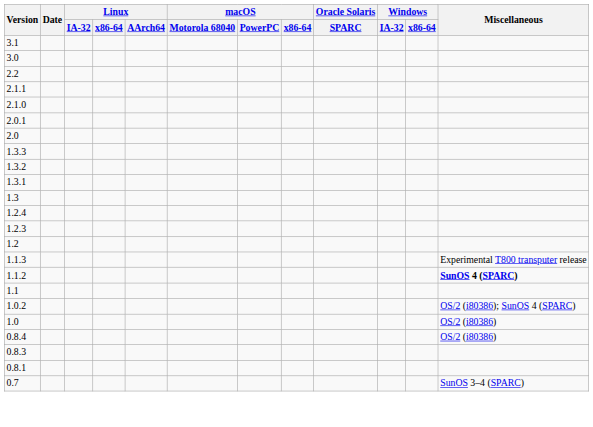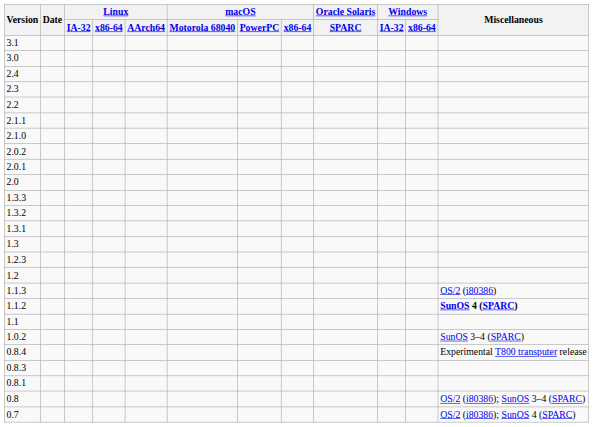+ row: (13, 74)
+ row: (13, 89)
+ row: (16, 151)
- row: (16, 213)
(513, 259) Experimental T800 transputer release -> (468, 290) OS/2 (i80386)
(508, 306) OS/2 (i80386); SunOS 4 (SPARC) -> (482, 337) SunOS 3–4 (SPARC)
- row: (13, 321)
(468, 337) OS/2 (i80386) -> (513, 352) Experimental T800 transputer release
+ row: (13, 399)
(482, 383) SunOS 3–4 (SPARC) -> (508, 414) OS/2 (i80386); SunOS 4 (SPARC)
